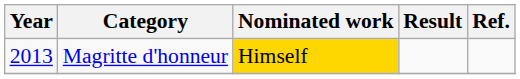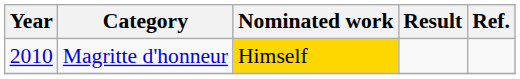(31, 55) 2013 -> (31, 55) 2010
